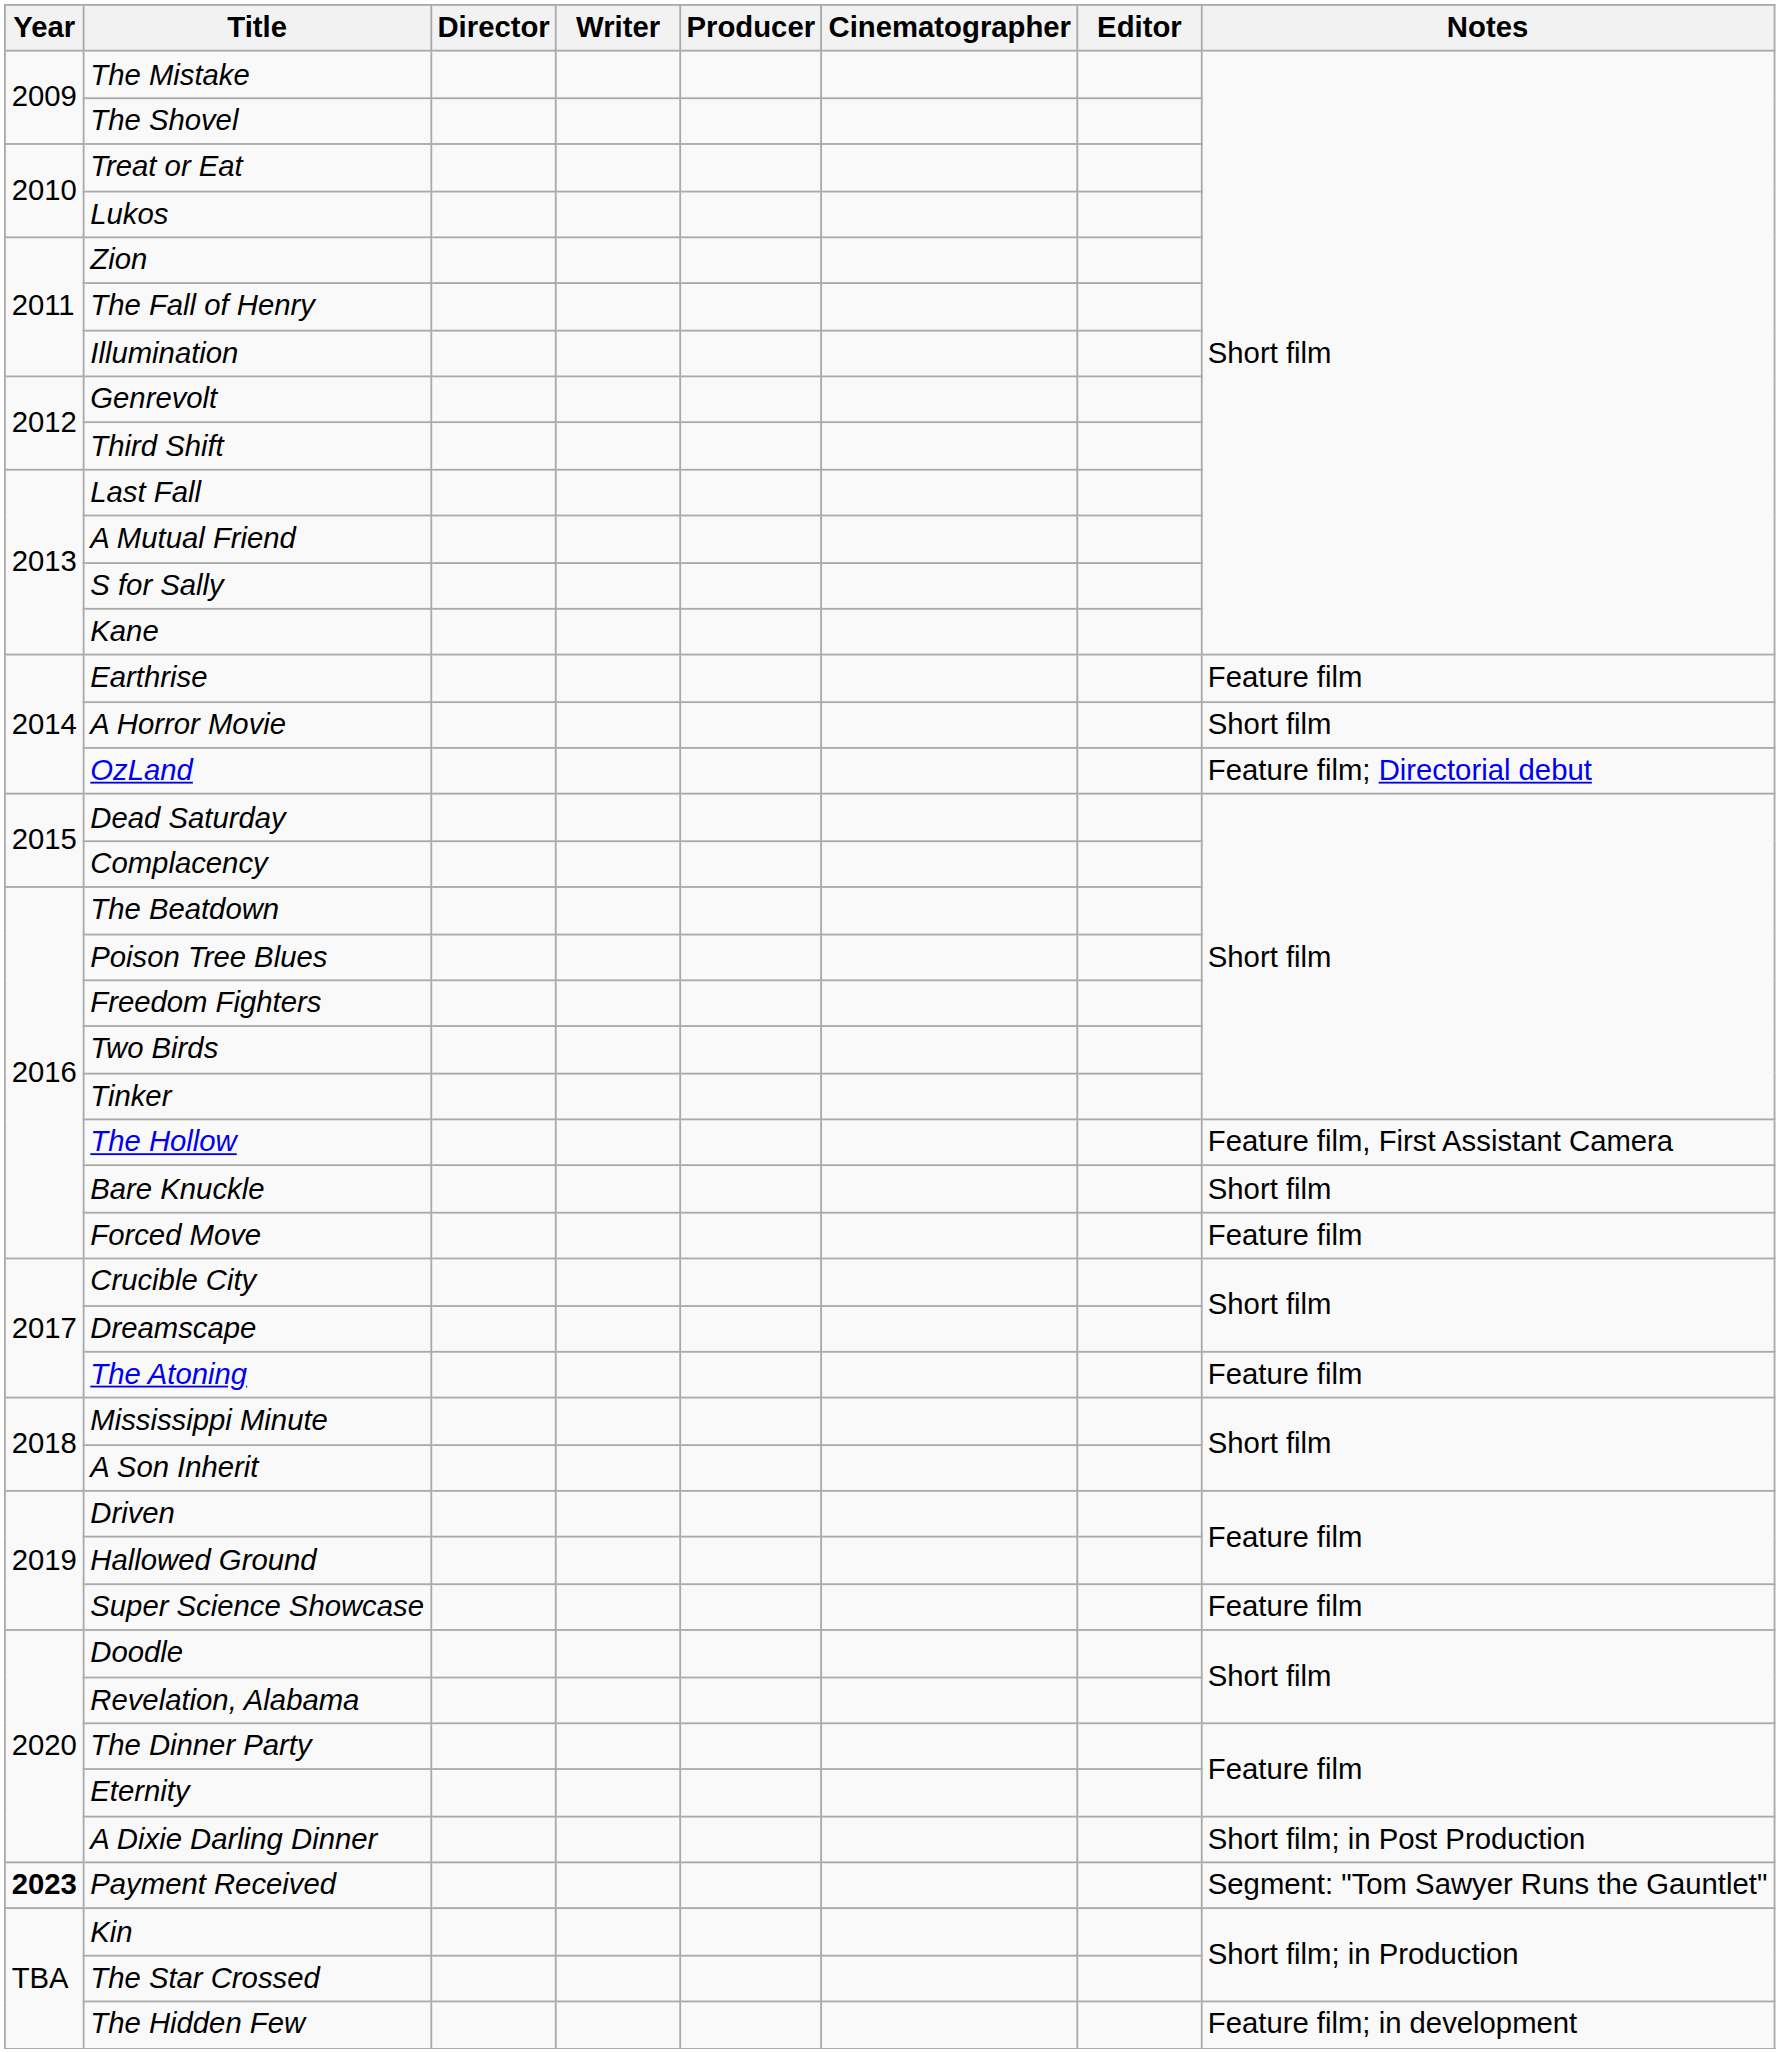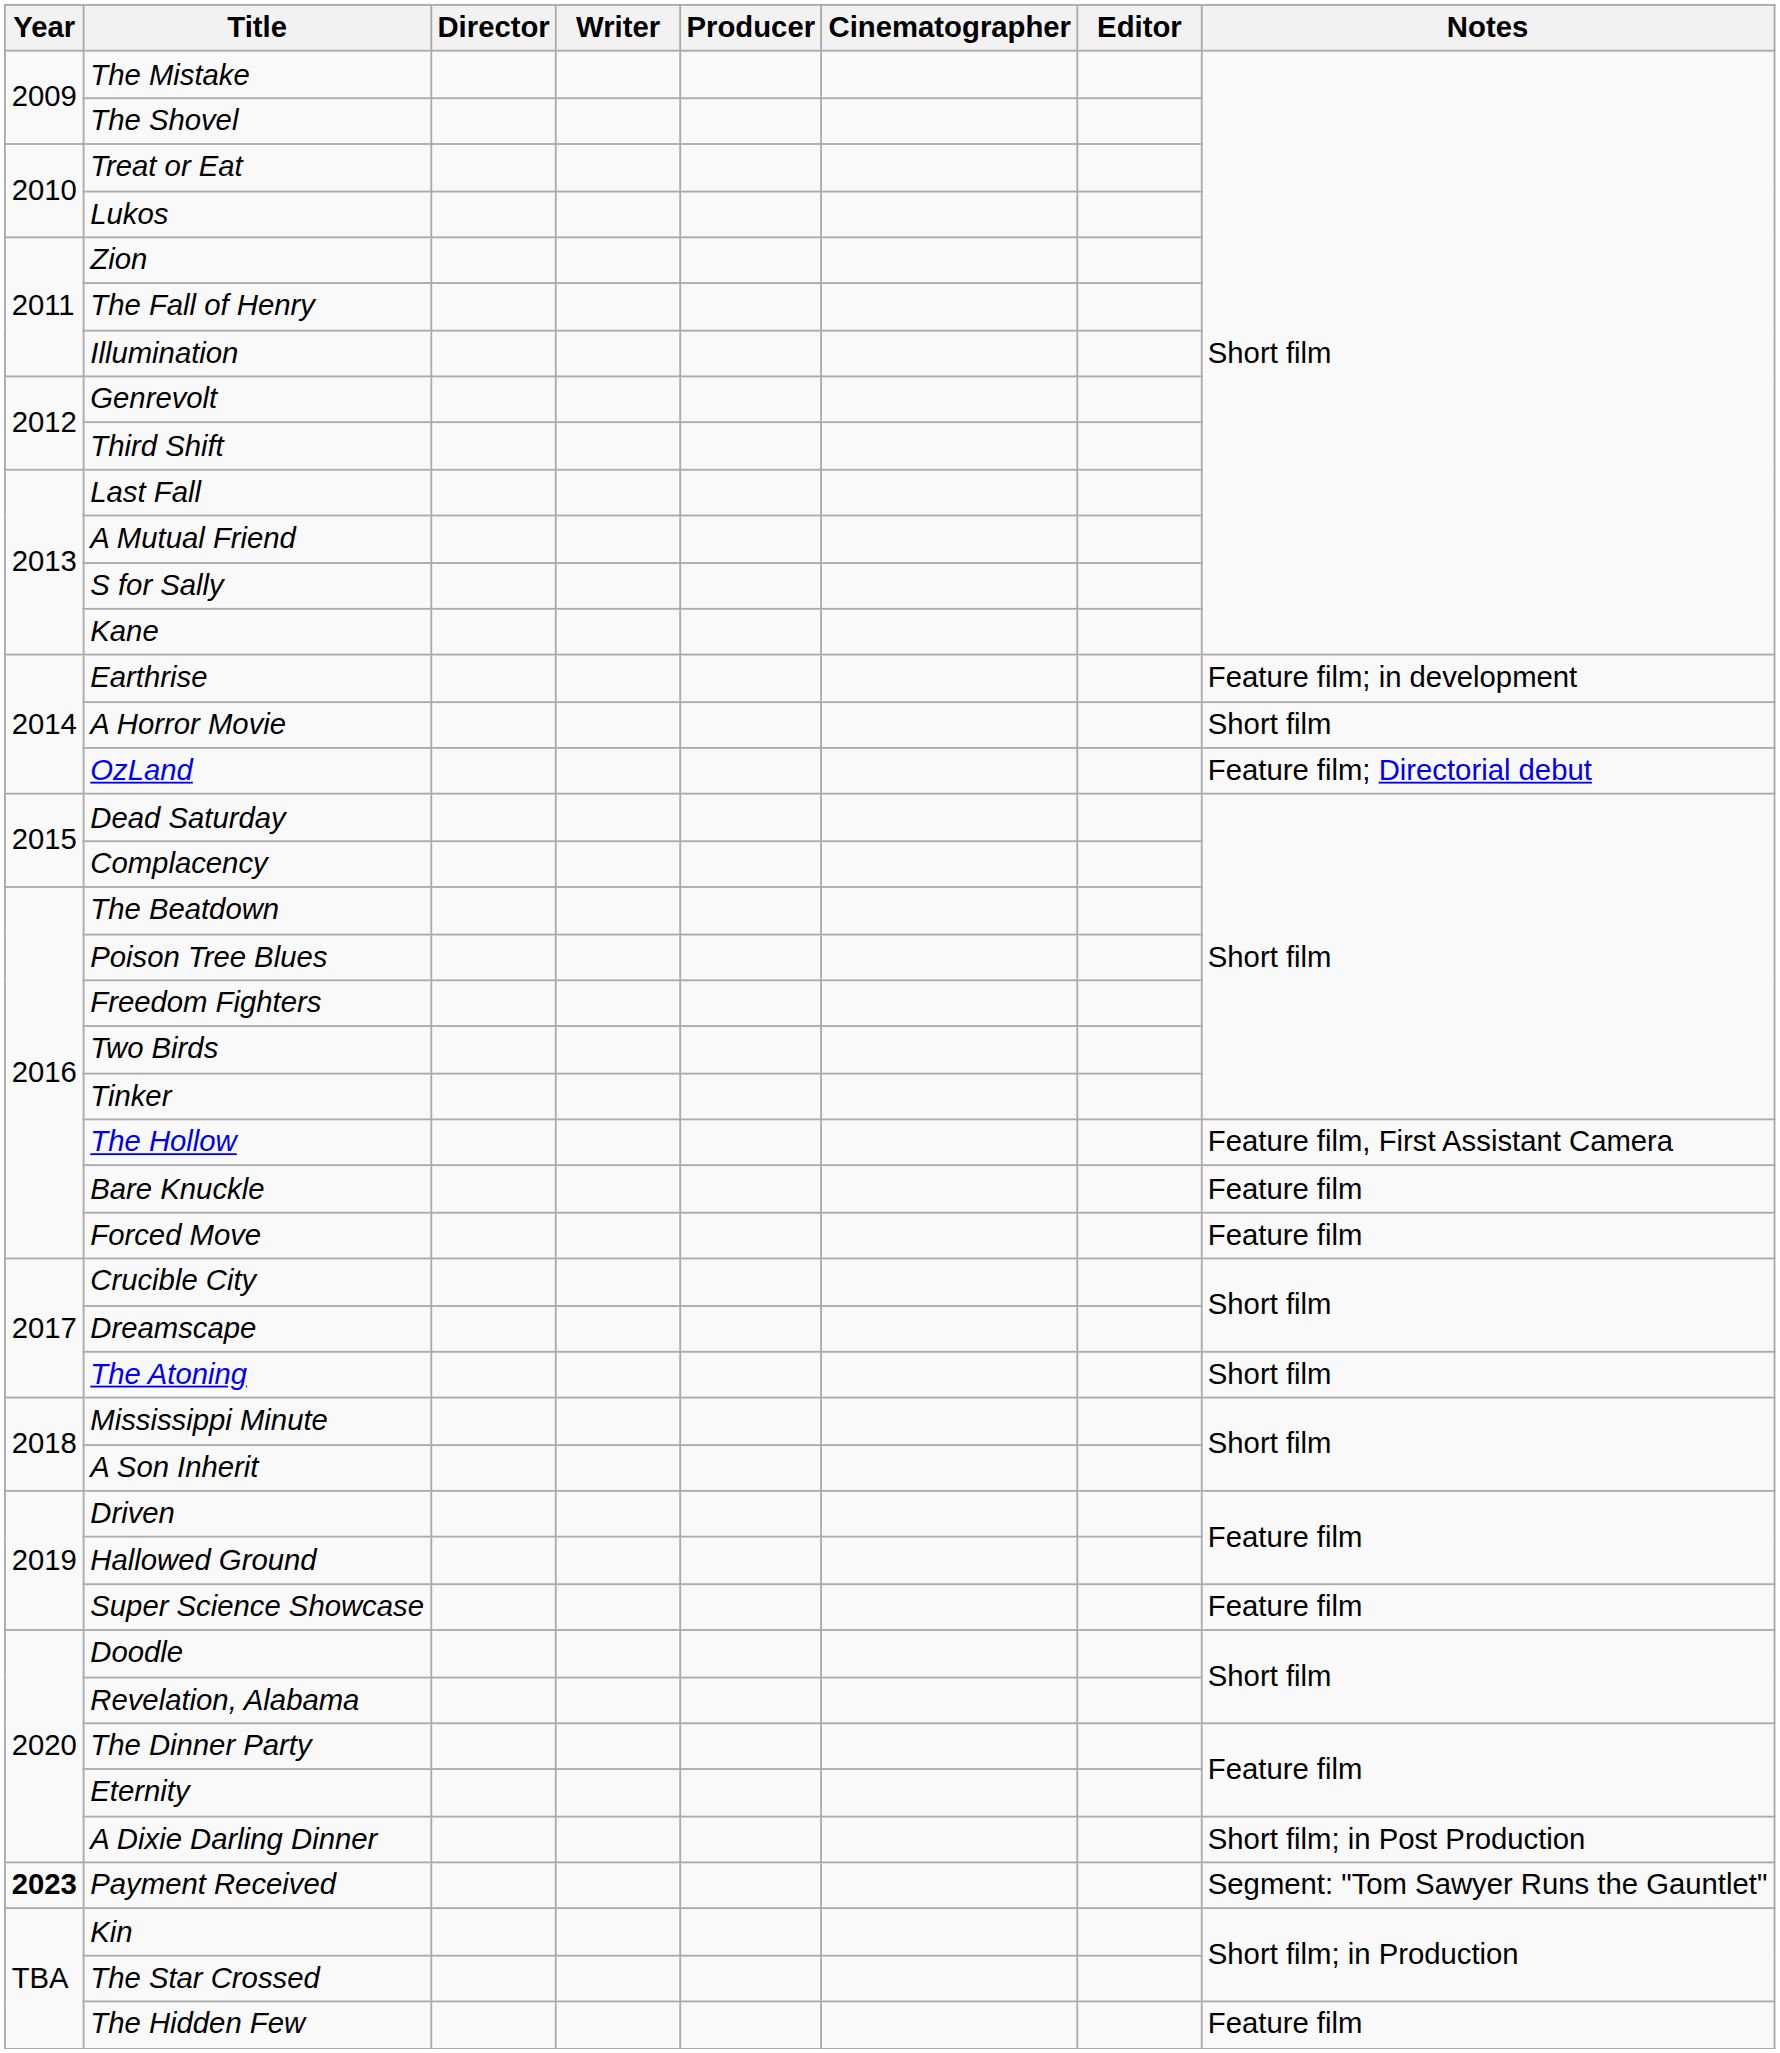(1285, 677) Feature film -> (1393, 677) Feature film; in development
(1270, 1188) Short film -> (1285, 1188) Feature film
(1285, 1374) Feature film -> (1270, 1374) Short film
(1393, 2024) Feature film; in development -> (1285, 2024) Feature film
